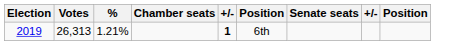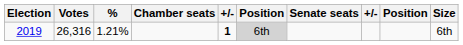+ column: (444, 13)
(74, 31) 26,313 -> (74, 31) 26,316
(262, 31) no background -> (262, 31) lightgrey background
